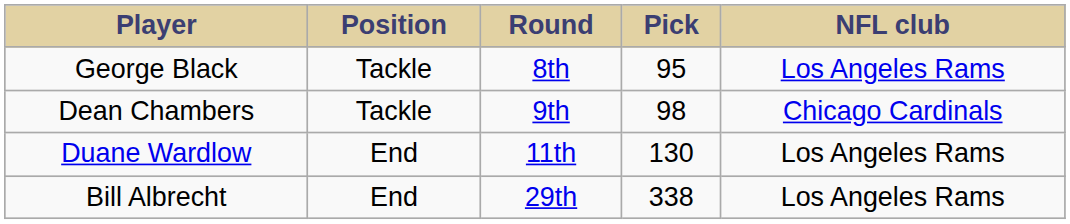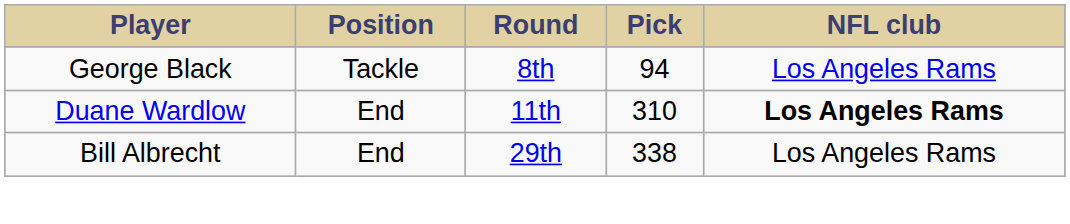(671, 68) 95 -> (654, 68) 94
- row: (156, 111)
(671, 153) 130 -> (654, 111) 310
(893, 153) normal -> (884, 111) bold
